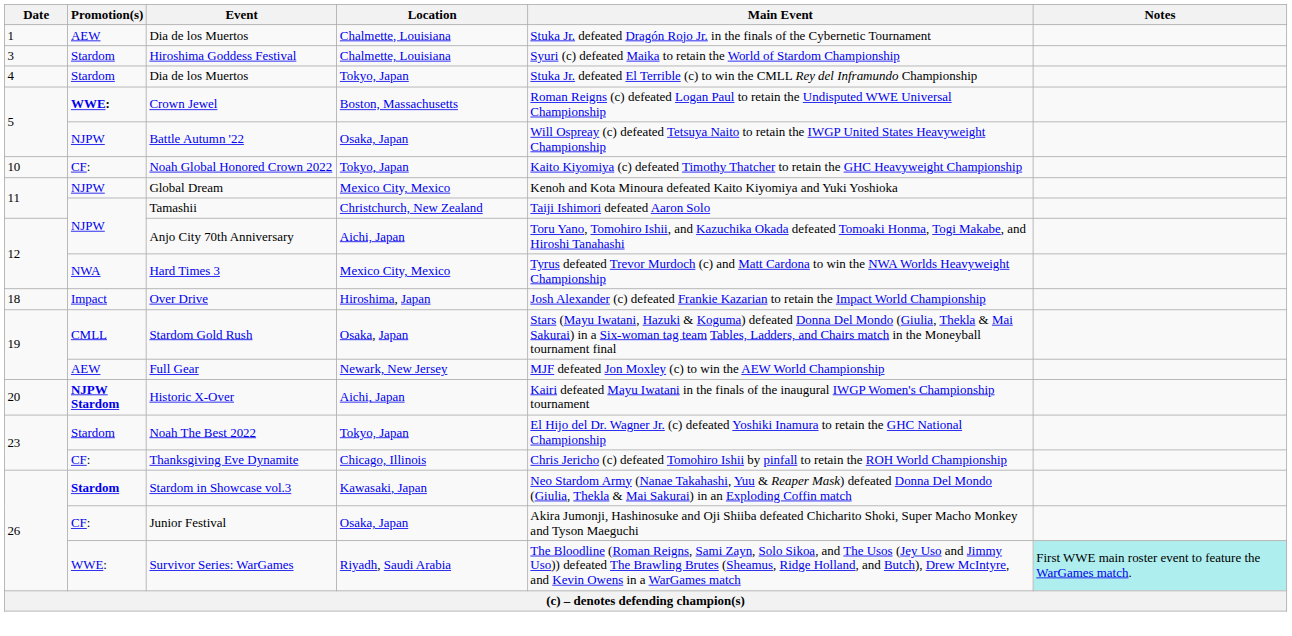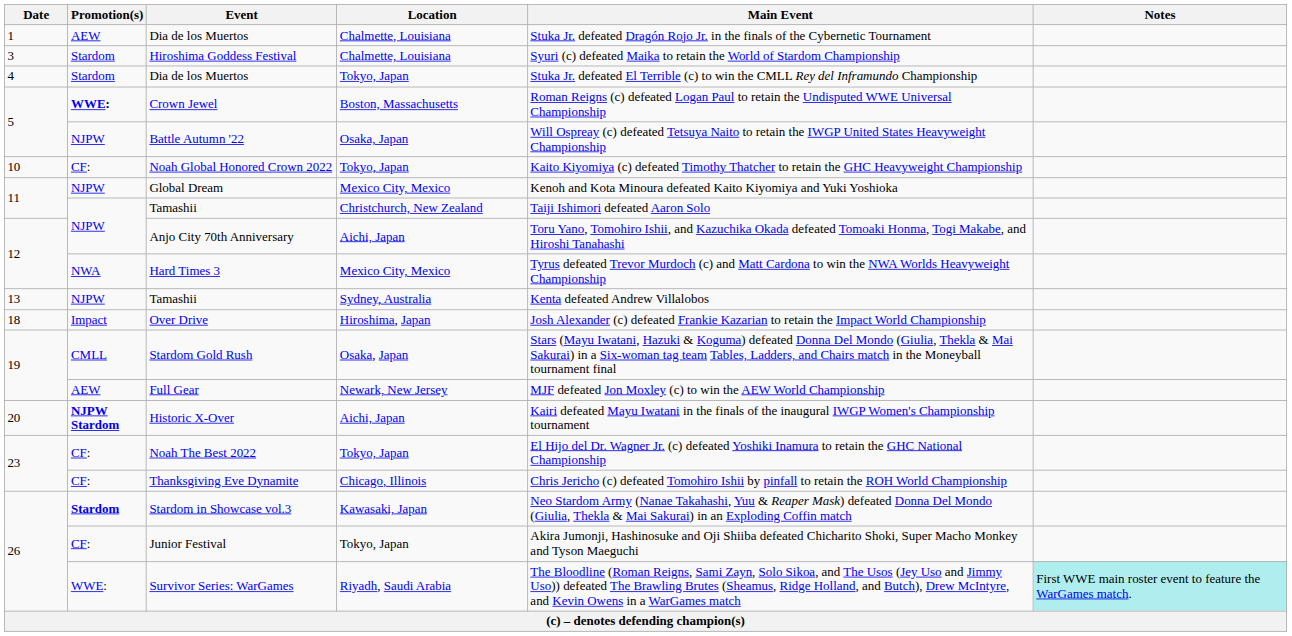+ row: (14, 299)
(93, 432) Stardom -> (81, 452) CF:
(374, 523) Osaka, Japan -> (374, 543) Tokyo, Japan
